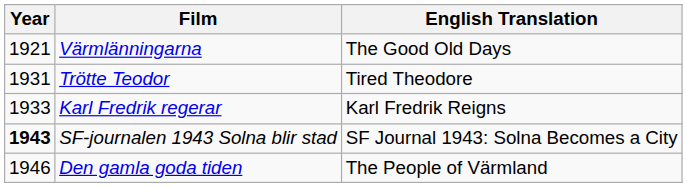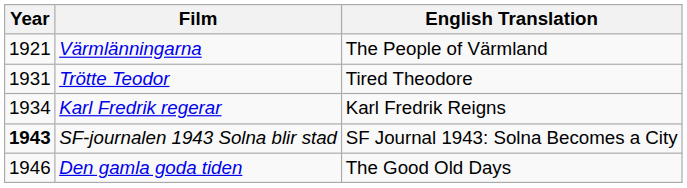(428, 49) The Good Old Days -> (447, 49) The People of Värmland
(30, 108) 1933 -> (30, 108) 1934
(447, 167) The People of Värmland -> (428, 167) The Good Old Days
